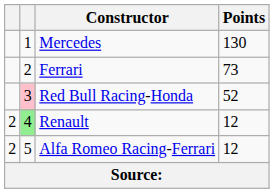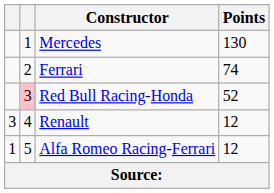(231, 69) 73 -> (231, 69) 74
(12, 122) 2 -> (12, 122) 3
(28, 122) lightgreen background -> (28, 122) no background
(12, 148) 2 -> (12, 148) 1
